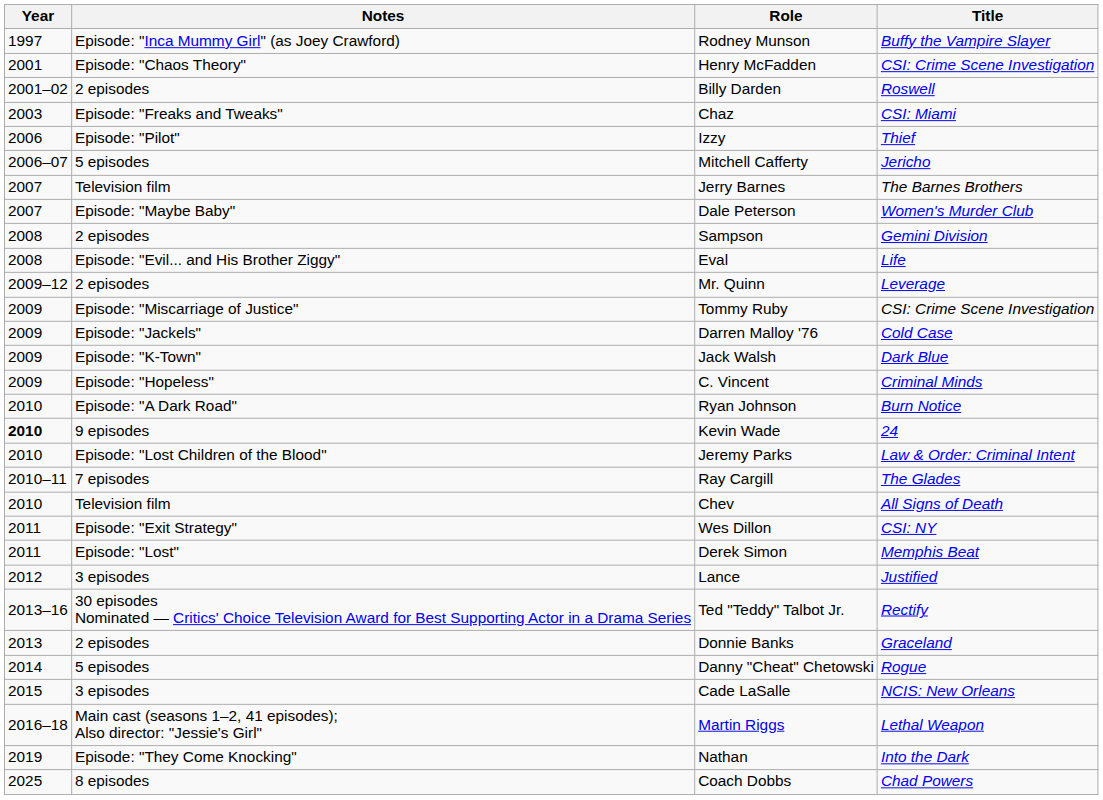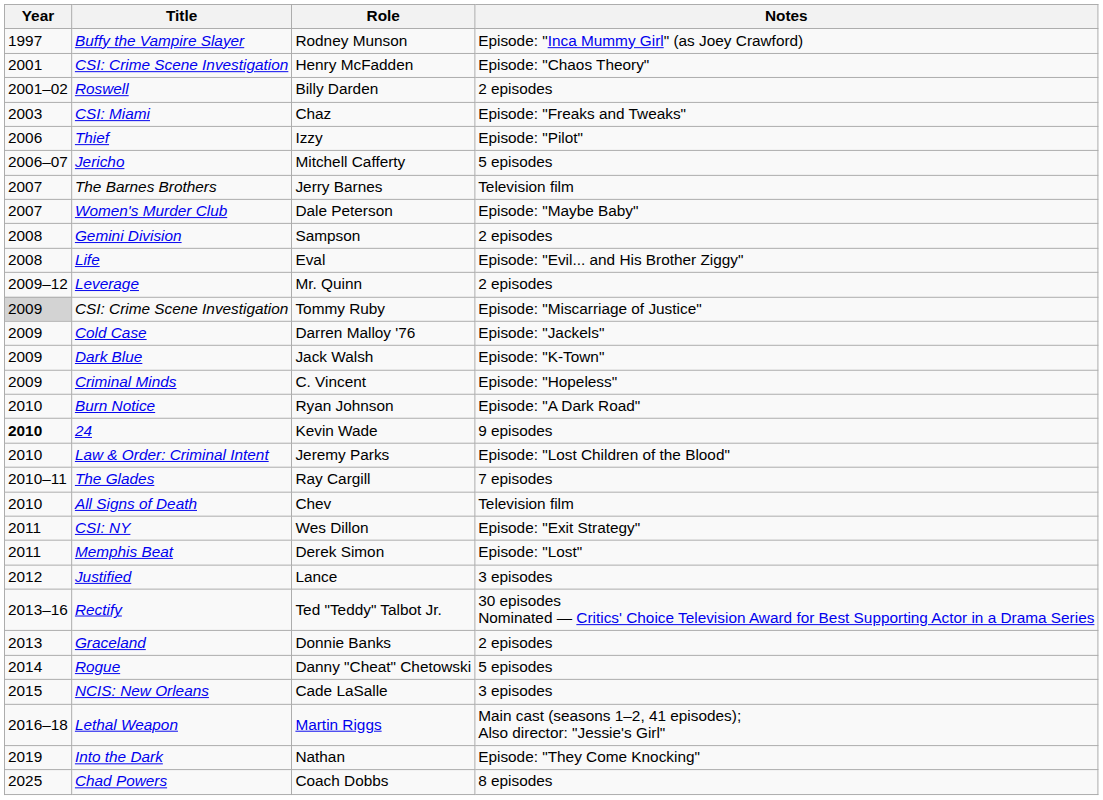columns swapped: (988, 16) <-> (383, 16)
(25, 308) no background -> (25, 308) lightgrey background
